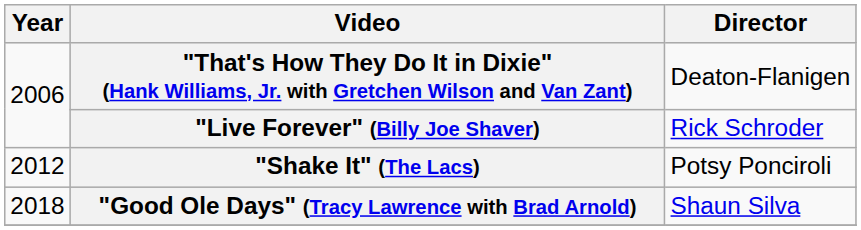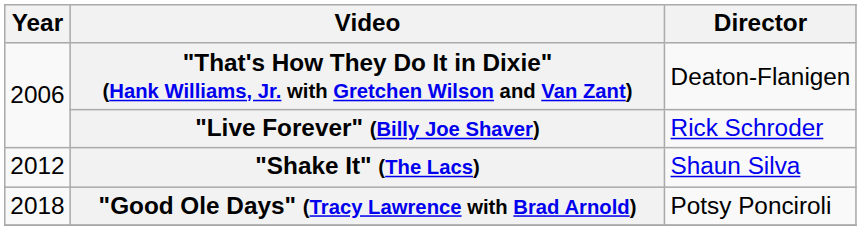(751, 166) Potsy Ponciroli -> (735, 166) Shaun Silva
(735, 205) Shaun Silva -> (751, 205) Potsy Ponciroli
